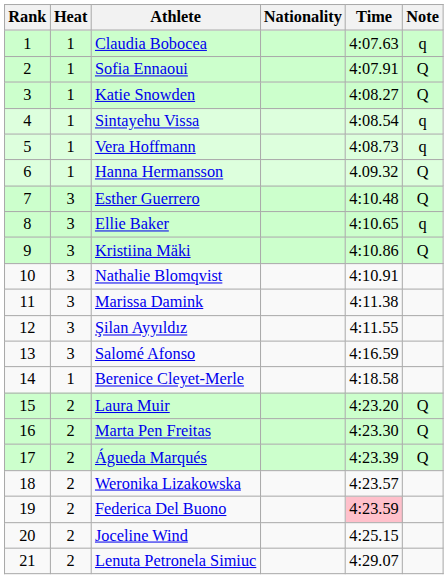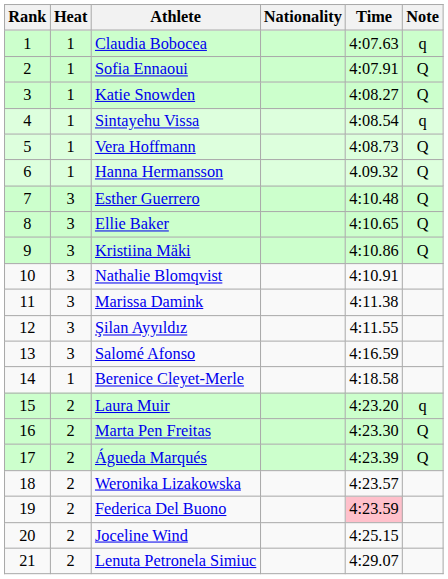(423, 146) q -> (423, 146) Q
(423, 224) q -> (423, 224) Q
(423, 405) Q -> (423, 405) q
